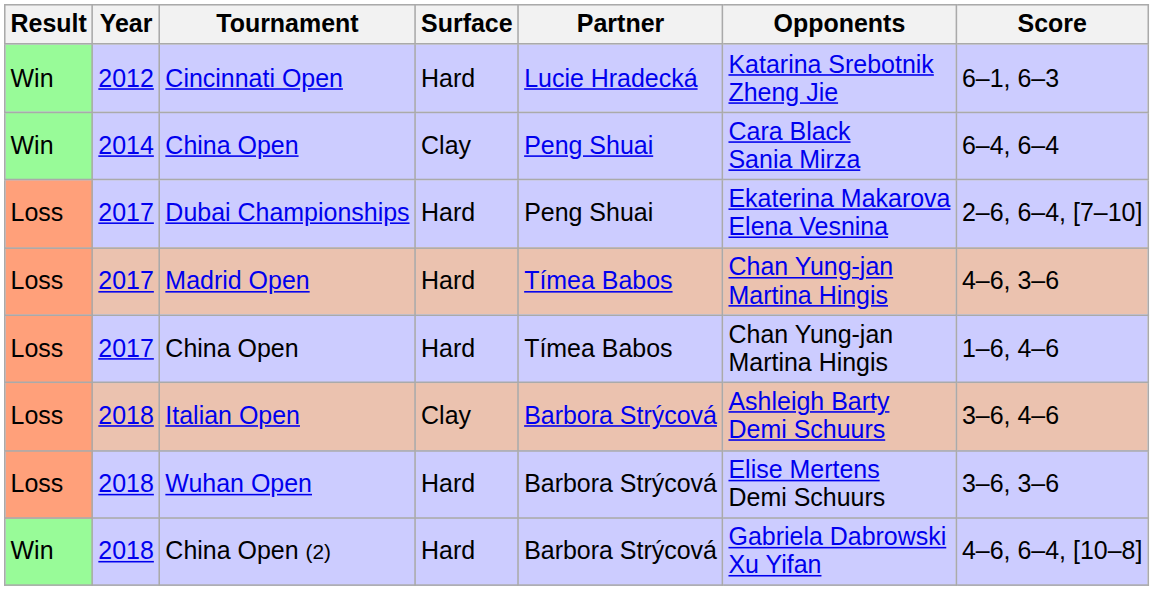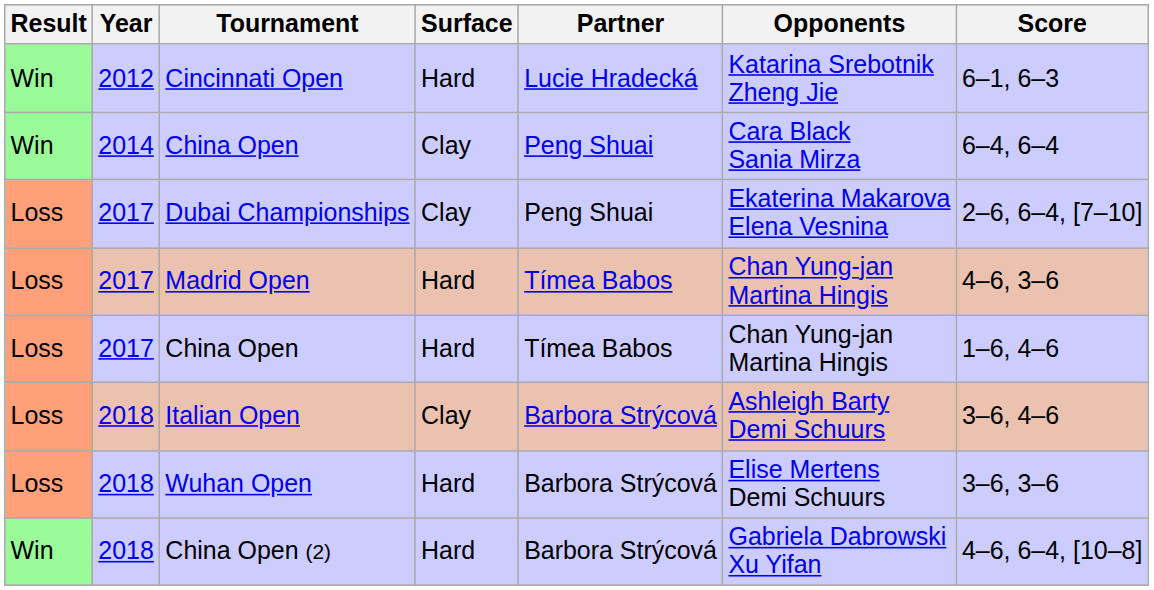(448, 213) Hard -> (446, 213) Clay
